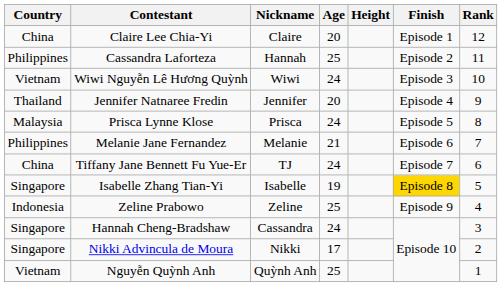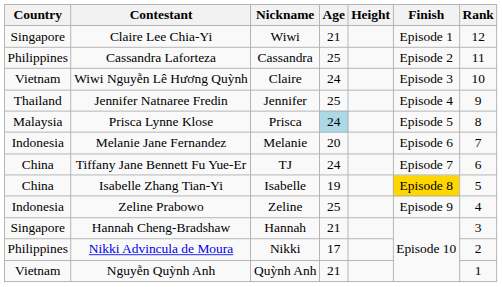(38, 36) China -> (38, 36) Singapore
(285, 36) Claire -> (285, 36) Wiwi
(334, 36) 20 -> (334, 36) 21
(285, 57) Hannah -> (285, 57) Cassandra
(285, 79) Wiwi -> (285, 79) Claire
(334, 100) 20 -> (334, 100) 25
(334, 121) no background -> (334, 121) lightblue background
(38, 143) Philippines -> (38, 143) Indonesia
(334, 143) 21 -> (334, 143) 20
(38, 185) Singapore -> (38, 185) China
(285, 228) Cassandra -> (285, 228) Hannah
(334, 228) 24 -> (334, 228) 21
(38, 249) Singapore -> (38, 249) Philippines
(334, 270) 25 -> (334, 270) 21
